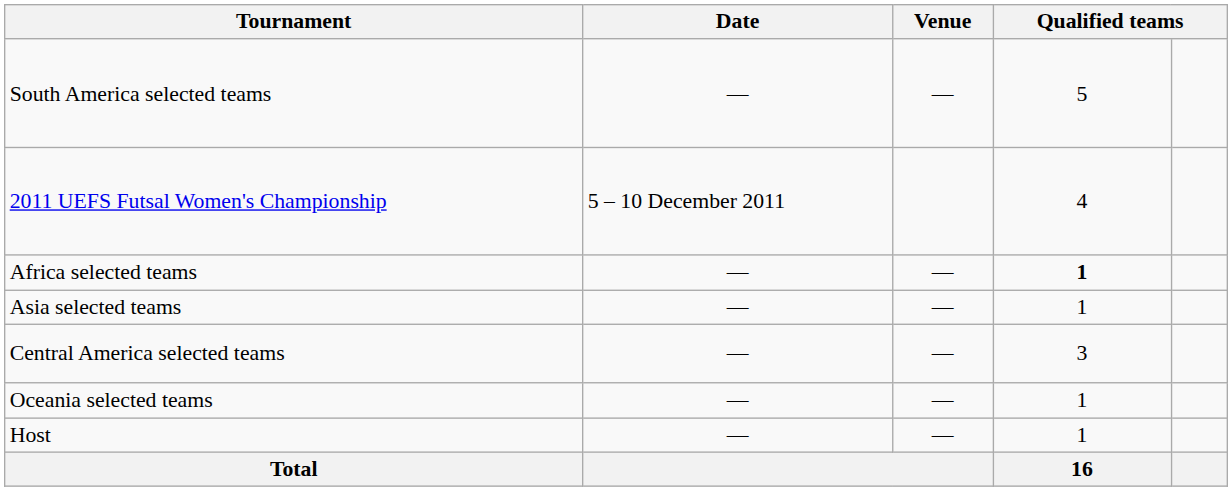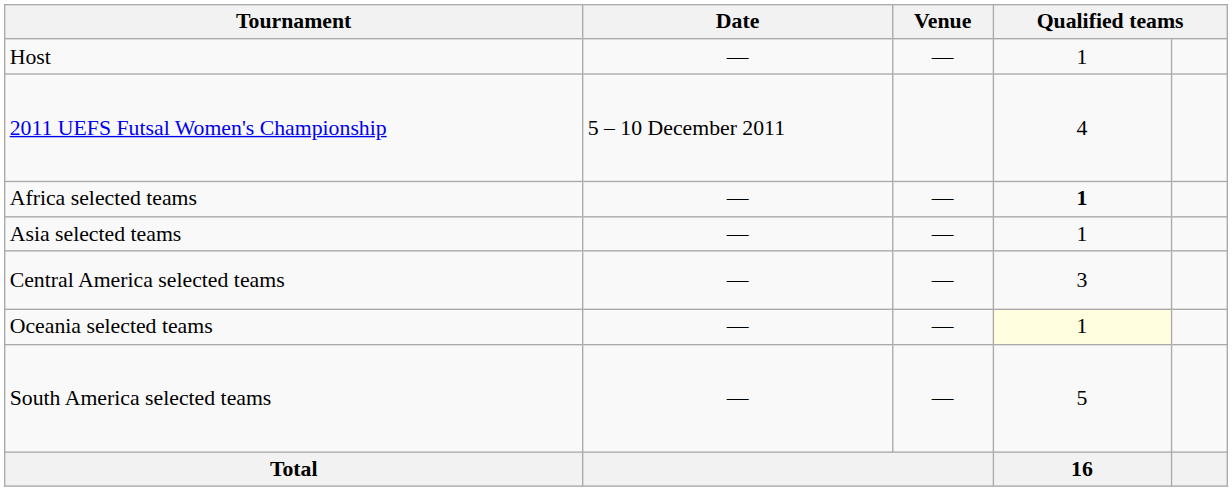rows swapped: (30, 434) <-> (141, 92)
(1082, 400) no background -> (1082, 326) lightyellow background
